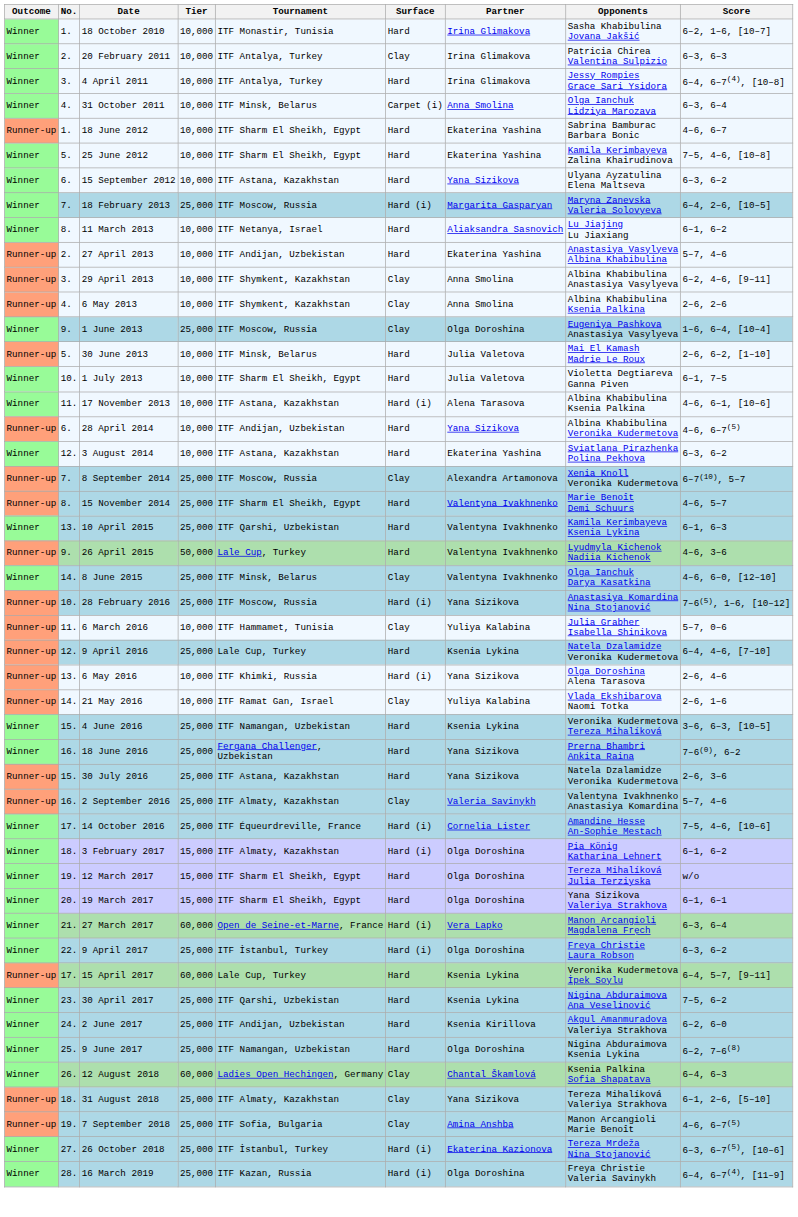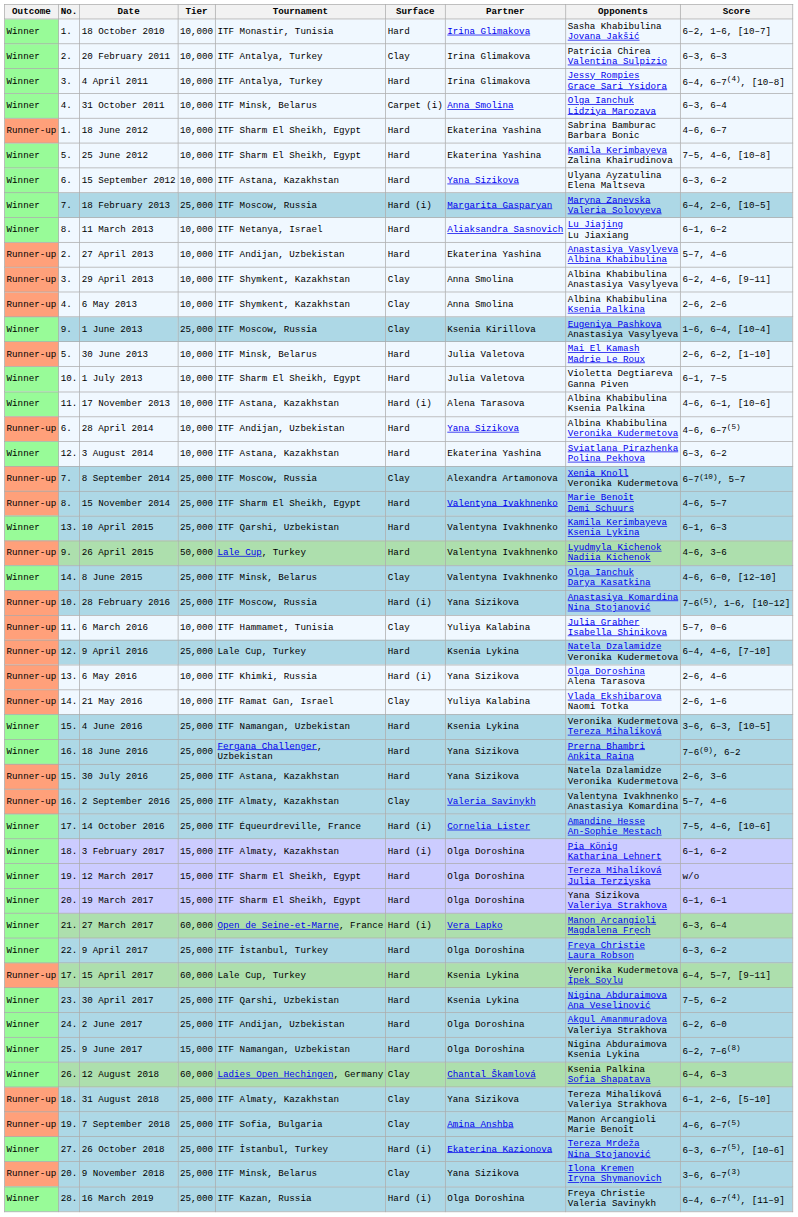(486, 329) Olga Doroshina -> (491, 329) Ksenia Kirillova
(410, 950) Hard (i) -> (399, 950) Hard
(491, 1025) Ksenia Kirillova -> (486, 1025) Olga Doroshina
(197, 1050) 25,000 -> (197, 1050) 15,000
+ row: (123, 1174)
